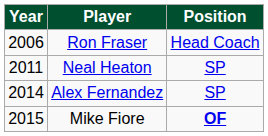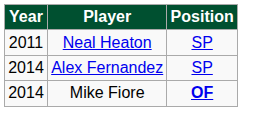- row: (107, 42)
(26, 118) 2015 -> (26, 93) 2014
